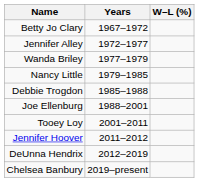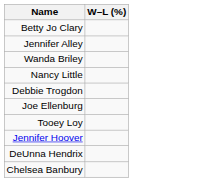- column: (118, 12)
